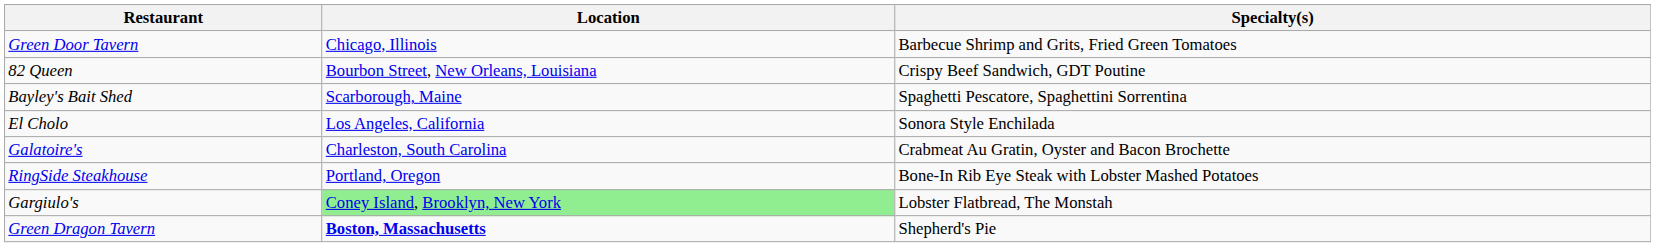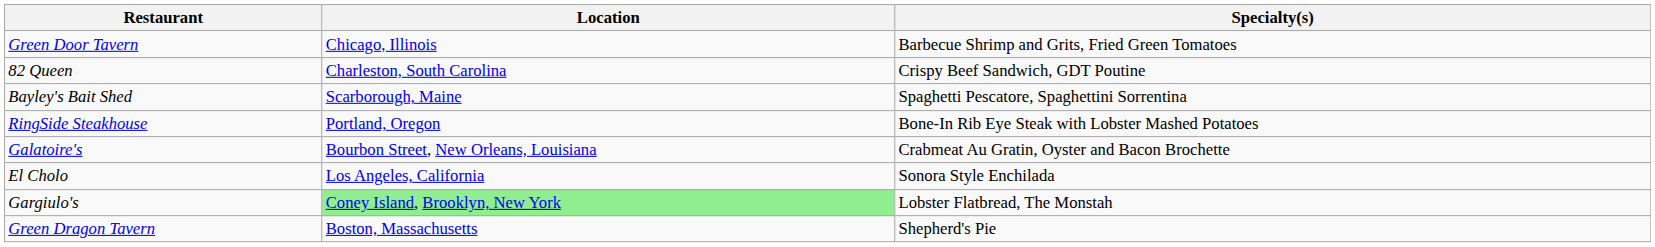(461, 70) Bourbon Street, New Orleans, Louisiana -> (416, 70) Charleston, South Carolina
rows swapped: (38, 123) <-> (78, 176)
(416, 149) Charleston, South Carolina -> (461, 149) Bourbon Street, New Orleans, Louisiana
(406, 228) bold -> (402, 228) normal
